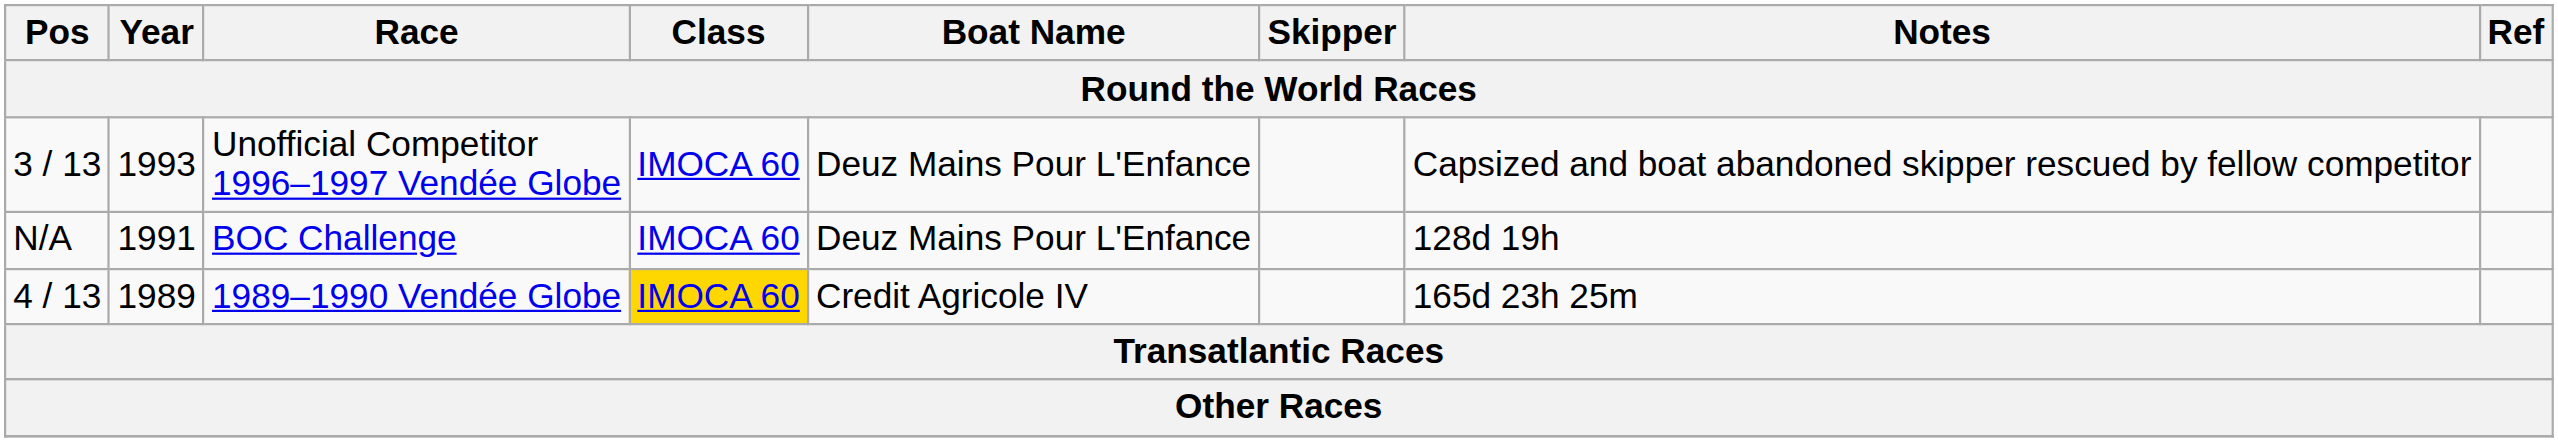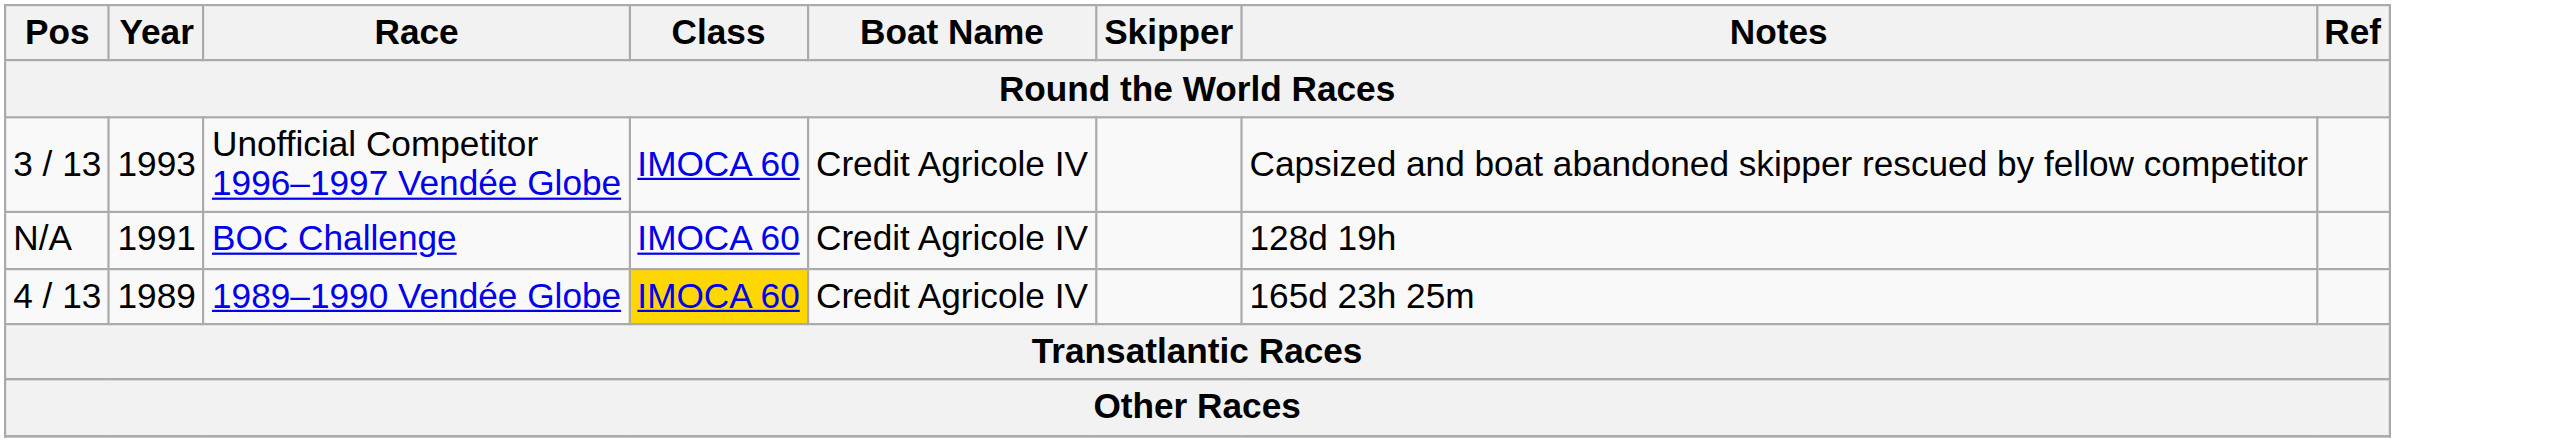(1034, 163) Deuz Mains Pour L'Enfance -> (952, 163) Credit Agricole IV
(1034, 239) Deuz Mains Pour L'Enfance -> (952, 239) Credit Agricole IV
